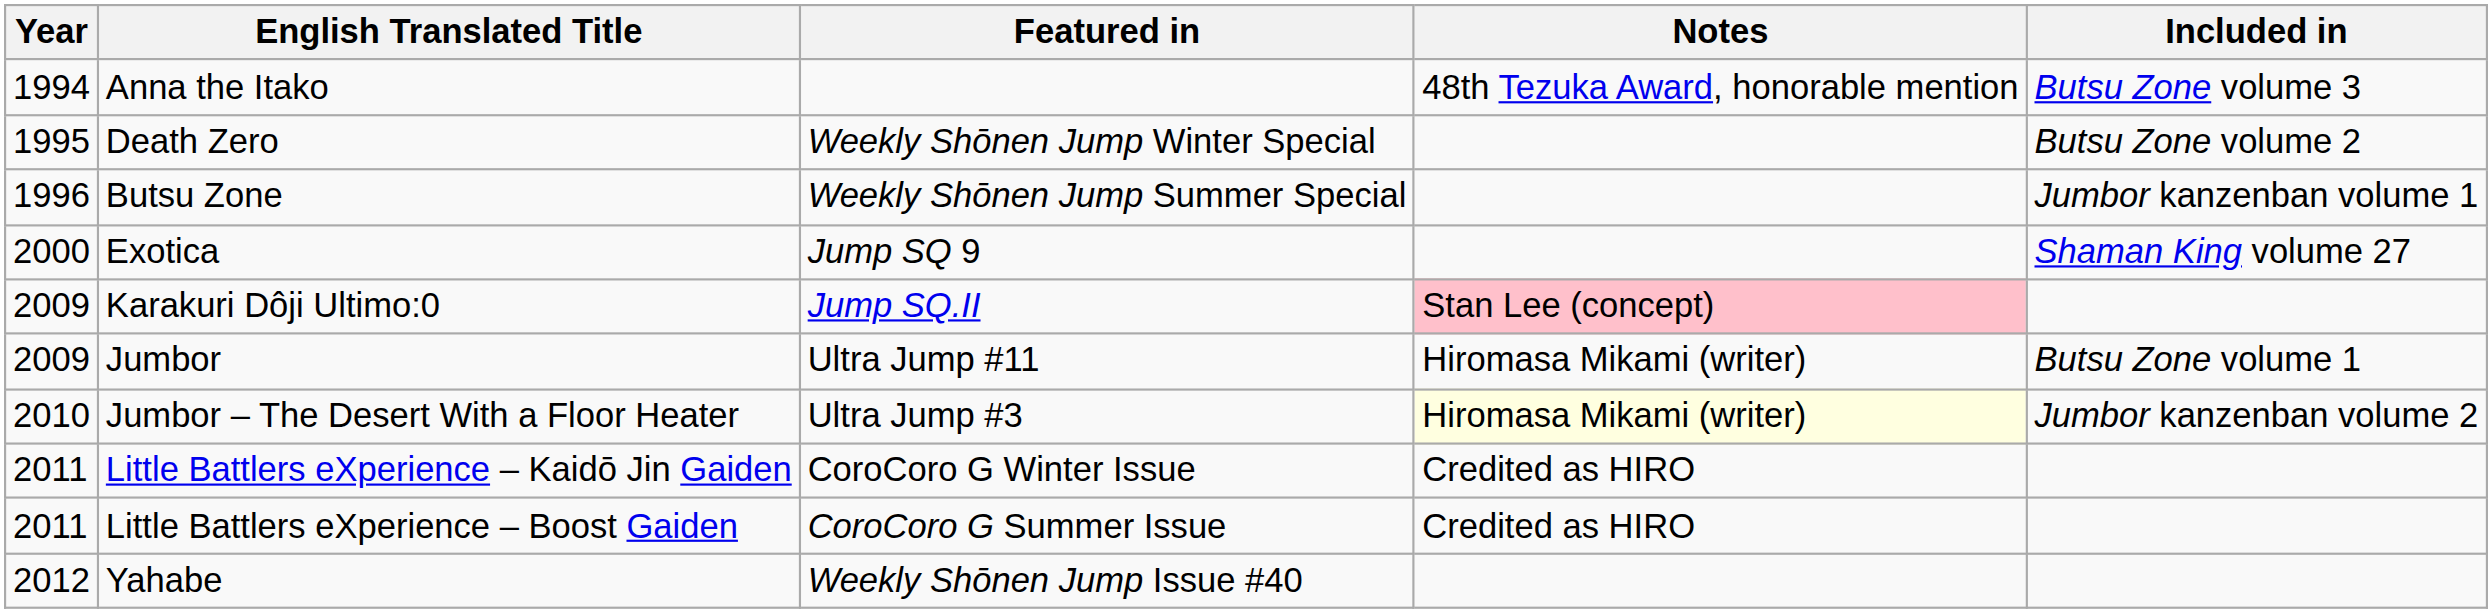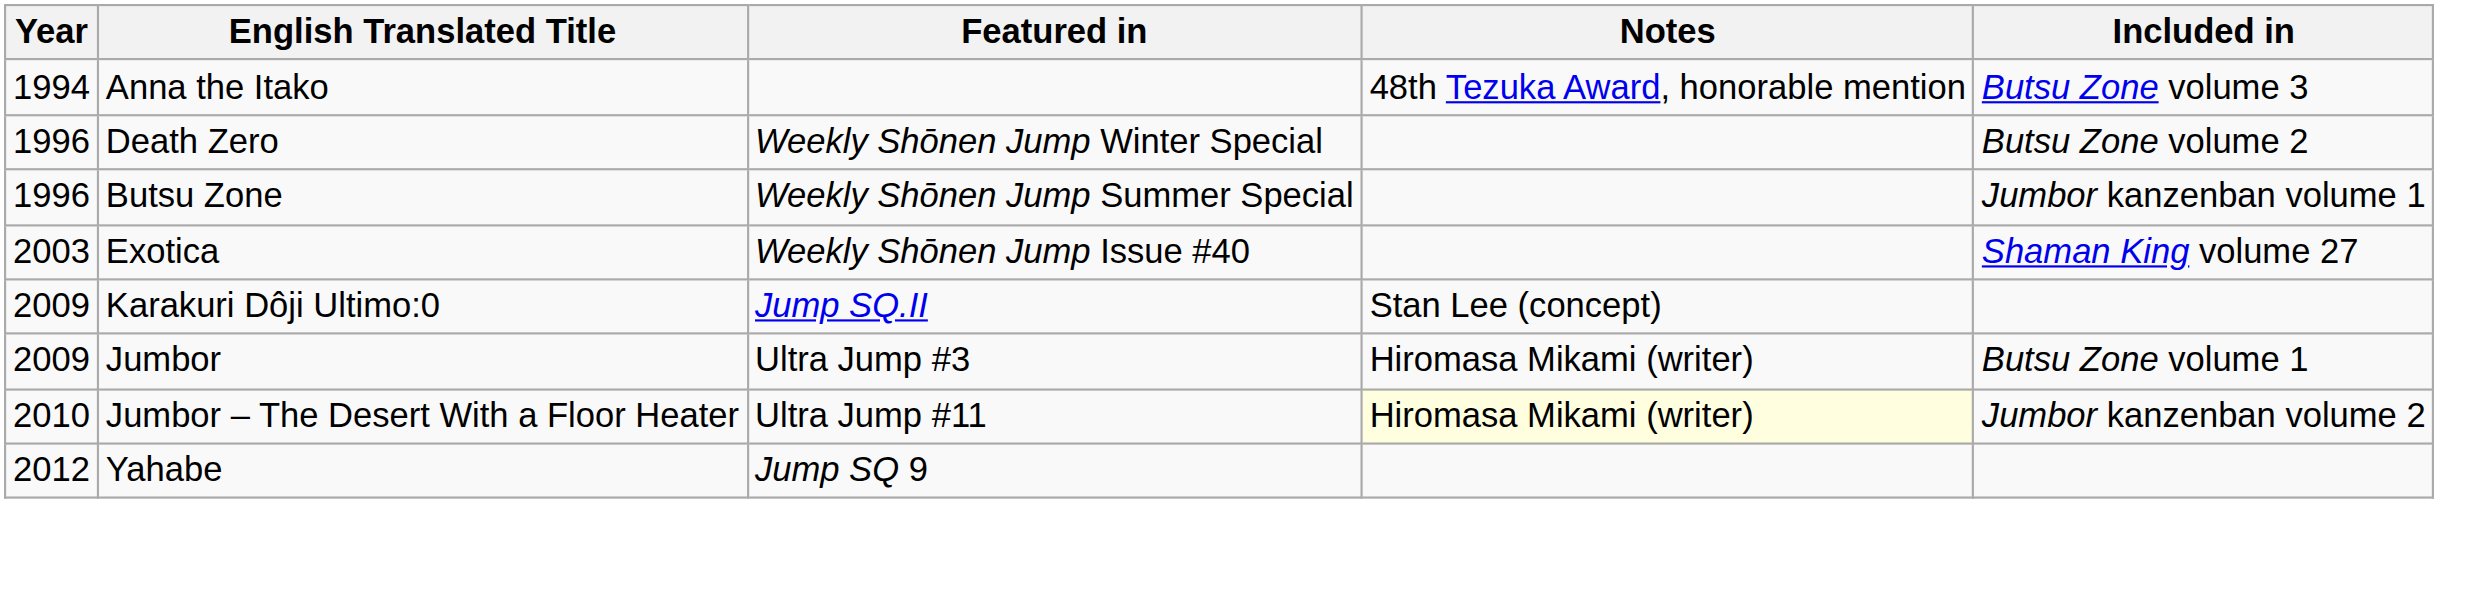(51, 141) 1995 -> (51, 141) 1996
(51, 251) 2000 -> (51, 251) 2003
(894, 251) Jump SQ 9 -> (1003, 251) Weekly Shōnen Jump Issue #40
(1568, 305) pink background -> (1516, 305) no background
(924, 360) Ultra Jump #11 -> (863, 360) Ultra Jump #3
(915, 415) Ultra Jump #3 -> (871, 415) Ultra Jump #11
- row: (449, 470)
- row: (422, 525)
(1055, 580) Weekly Shōnen Jump Issue #40 -> (841, 470) Jump SQ 9
